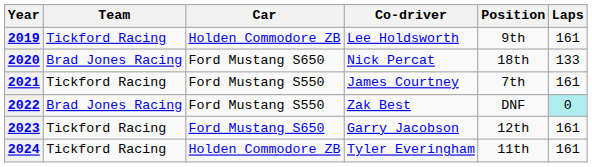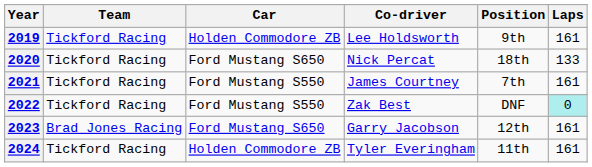(114, 60) Brad Jones Racing -> (106, 60) Tickford Racing
(114, 105) Brad Jones Racing -> (106, 105) Tickford Racing
(106, 128) Tickford Racing -> (114, 128) Brad Jones Racing
